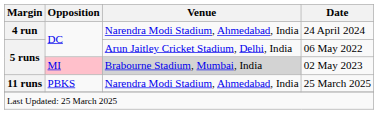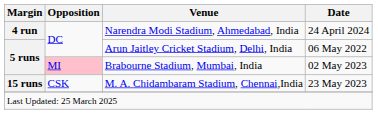(183, 65) lightgrey background -> (183, 65) no background
- row: (337, 83)
+ row: (337, 83)
